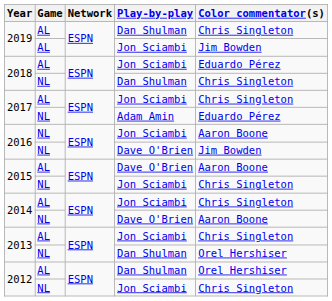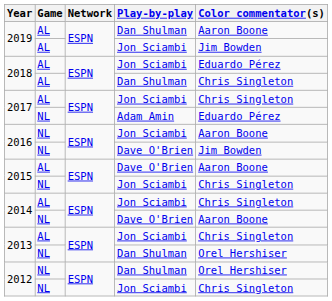(246, 30) Chris Singleton -> (233, 30) Aaron Boone
(44, 82) NL -> (44, 82) AL
(44, 270) AL -> (44, 270) NL
